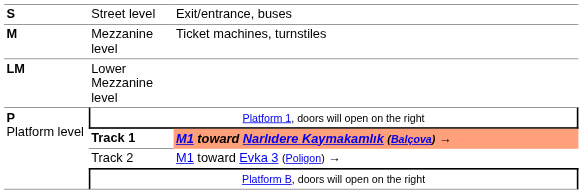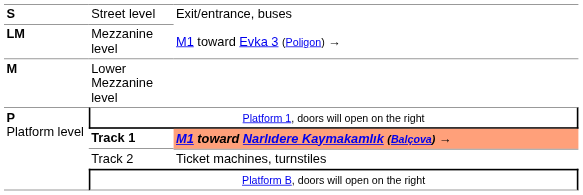(12, 34) M -> (16, 34) LM
(251, 34) Ticket machines, turnstiles -> (259, 41) M1 toward Evka 3 (Poligon) →
(16, 68) LM -> (12, 68) M
(259, 158) M1 toward Evka 3 (Poligon) → -> (251, 159) Ticket machines, turnstiles
